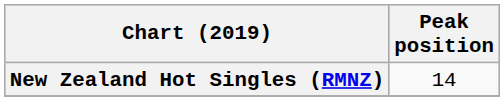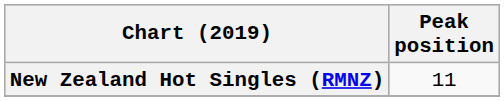(444, 80) 14 -> (444, 80) 11
